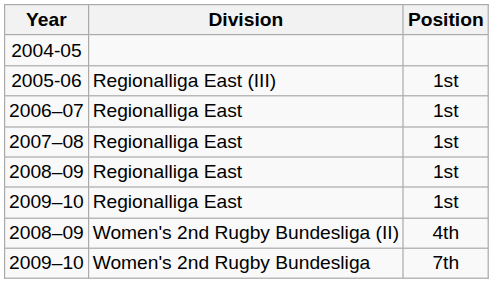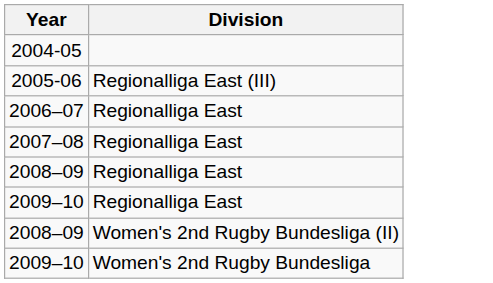- column: (446, 19)
